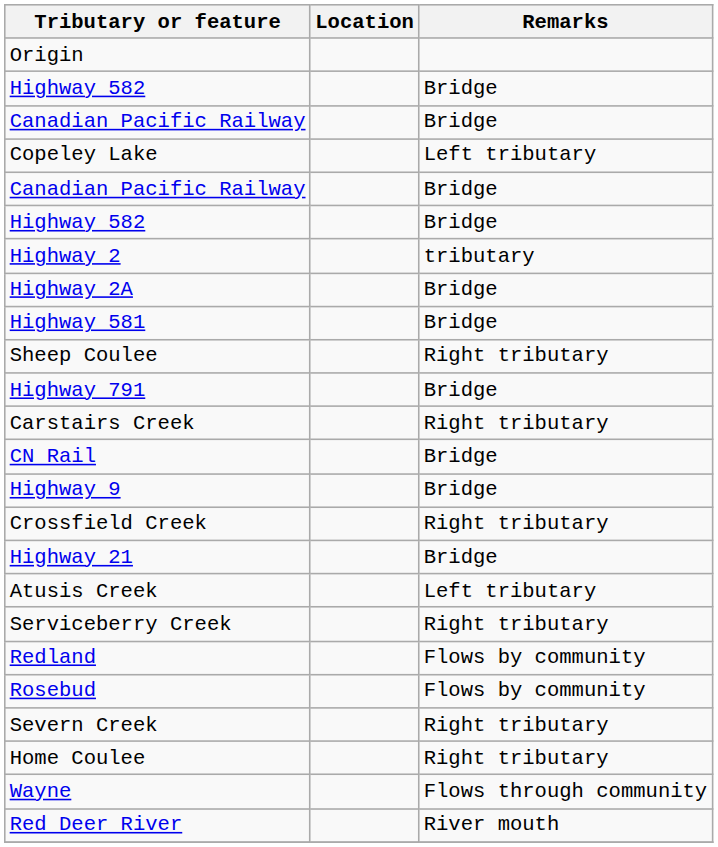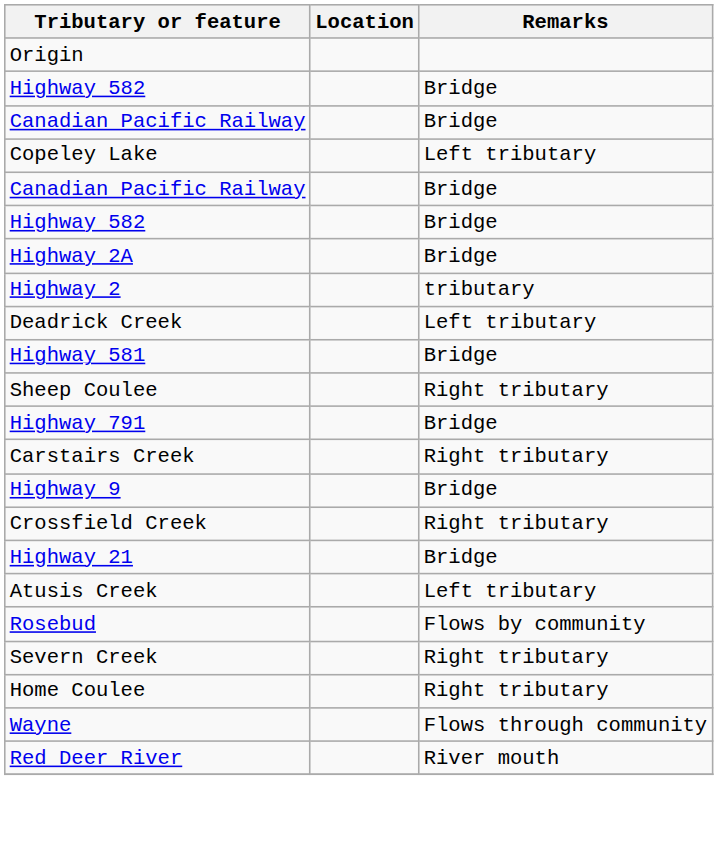rows swapped: (71, 289) <-> (65, 256)
+ row: (96, 323)
- row: (53, 457)
- row: (121, 624)
- row: (53, 658)
